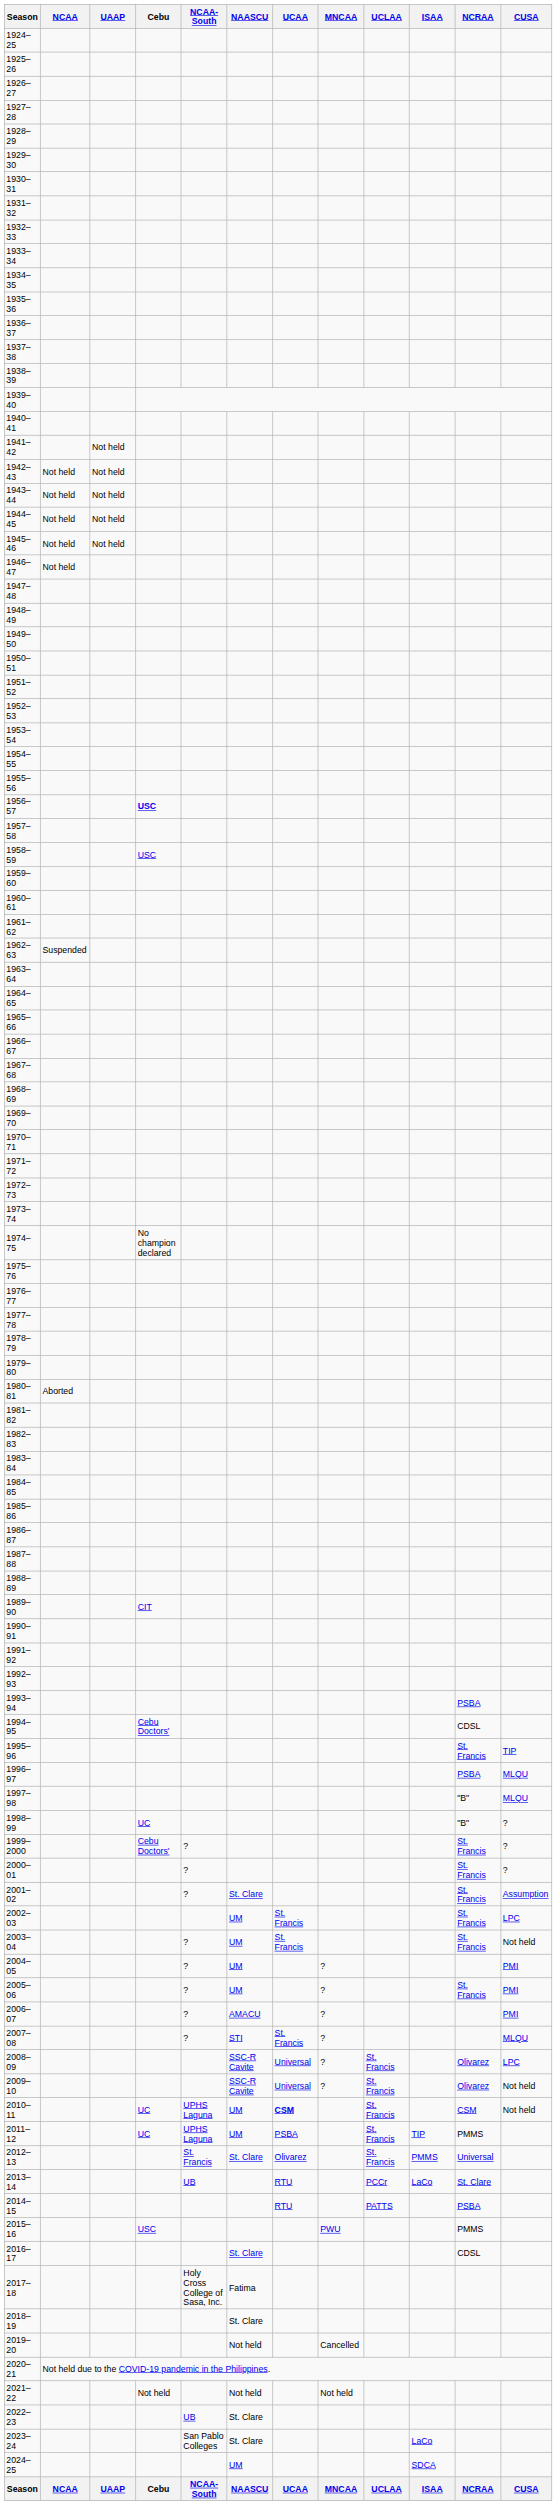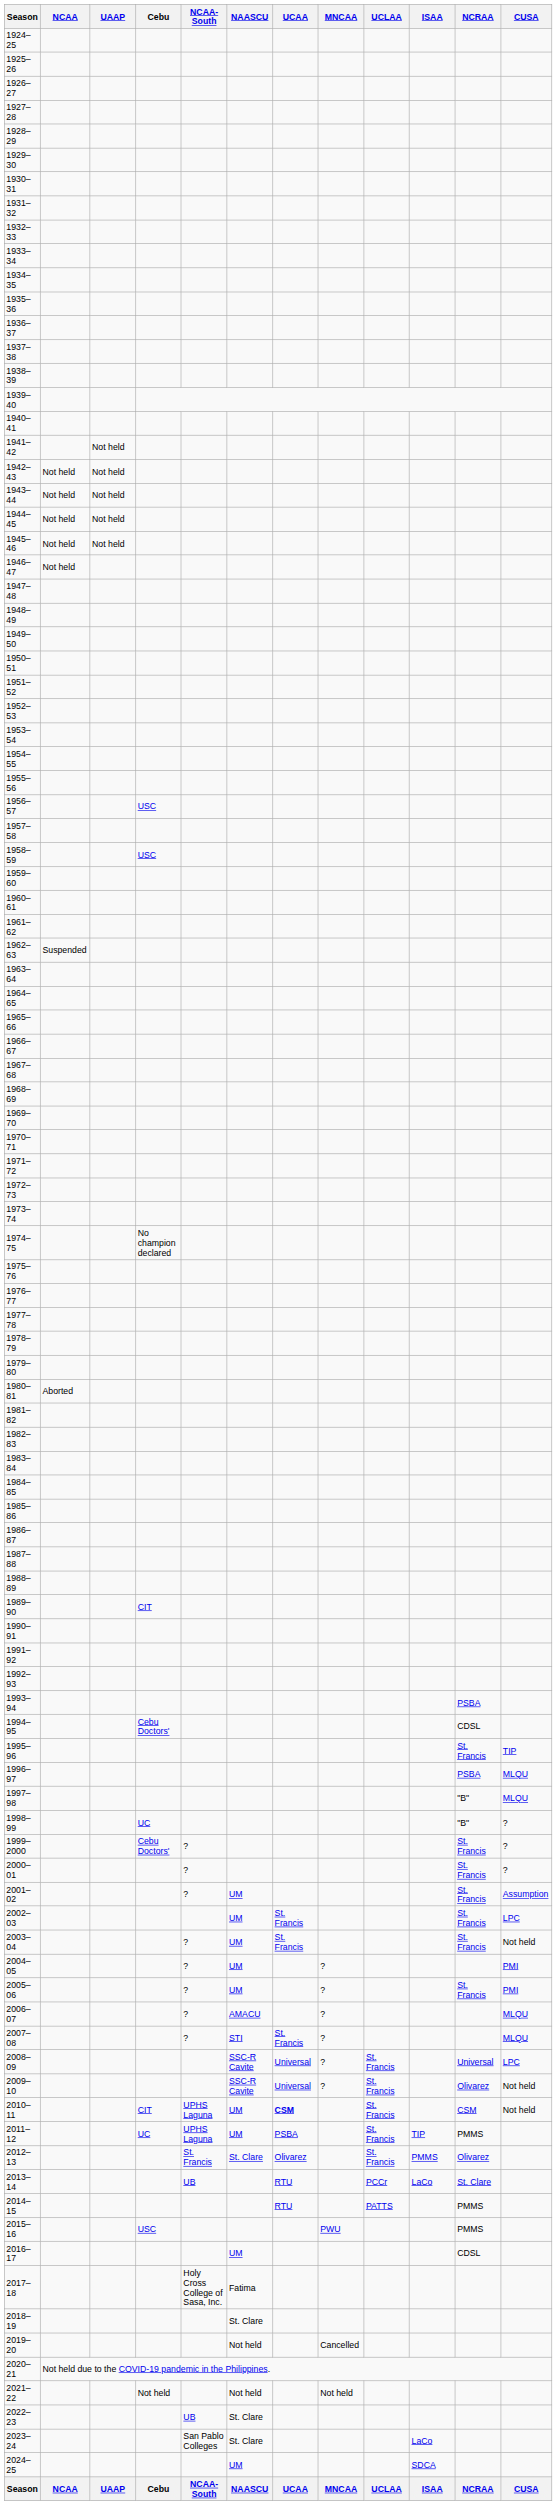(147, 807) bold -> (147, 807) normal
(246, 1894) St. Clare -> (236, 1894) UM
(511, 2014) PMI -> (515, 2014) MLQU
(473, 2062) Olivarez -> (475, 2062) Universal
(144, 2110) UC -> (145, 2110) CIT
(475, 2158) Universal -> (473, 2158) Olivarez
(469, 2206) PSBA -> (470, 2206) PMMS
(246, 2253) St. Clare -> (236, 2253) UM
